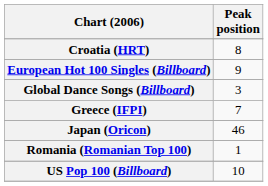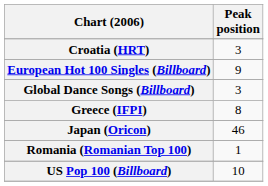(238, 49) 8 -> (238, 49) 3
(238, 110) 7 -> (238, 110) 8
